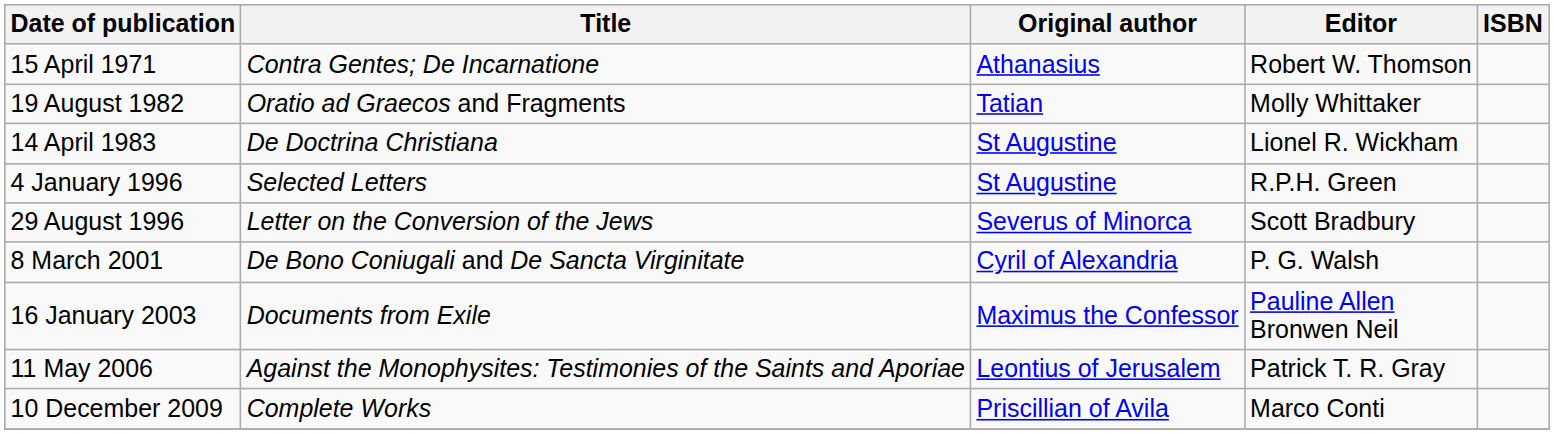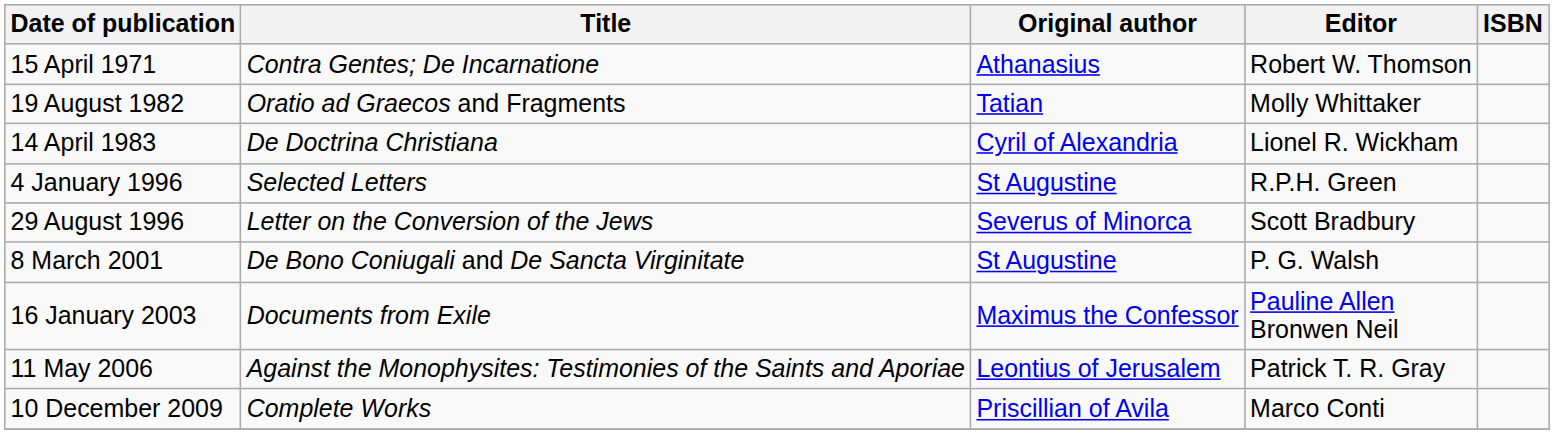(1047, 143) St Augustine -> (1077, 143) Cyril of Alexandria
(1077, 261) Cyril of Alexandria -> (1047, 261) St Augustine
